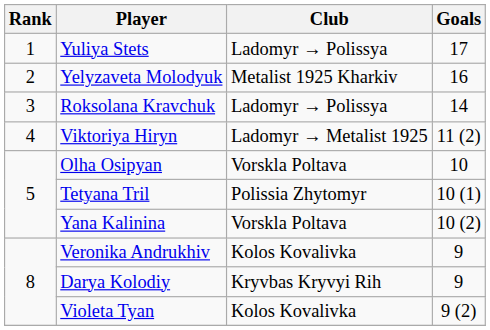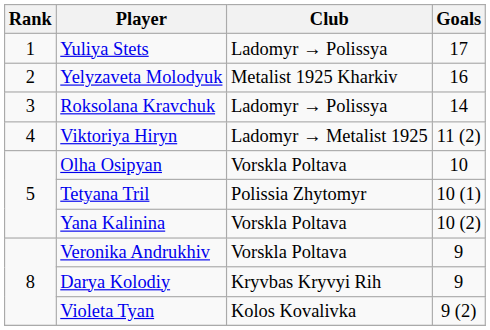(294, 252) Kolos Kovalivka -> (289, 252) Vorskla Poltava
